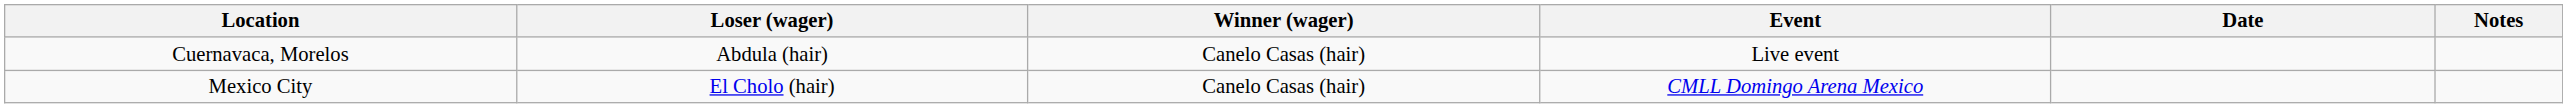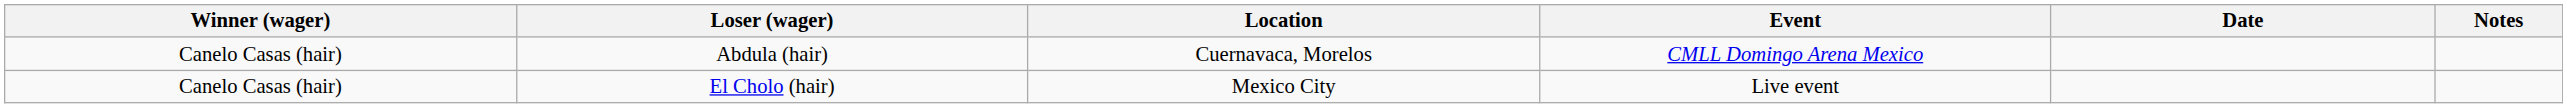columns swapped: (1284, 20) <-> (260, 20)
(1795, 53) Live event -> (1795, 53) CMLL Domingo Arena Mexico
(1795, 86) CMLL Domingo Arena Mexico -> (1795, 86) Live event
